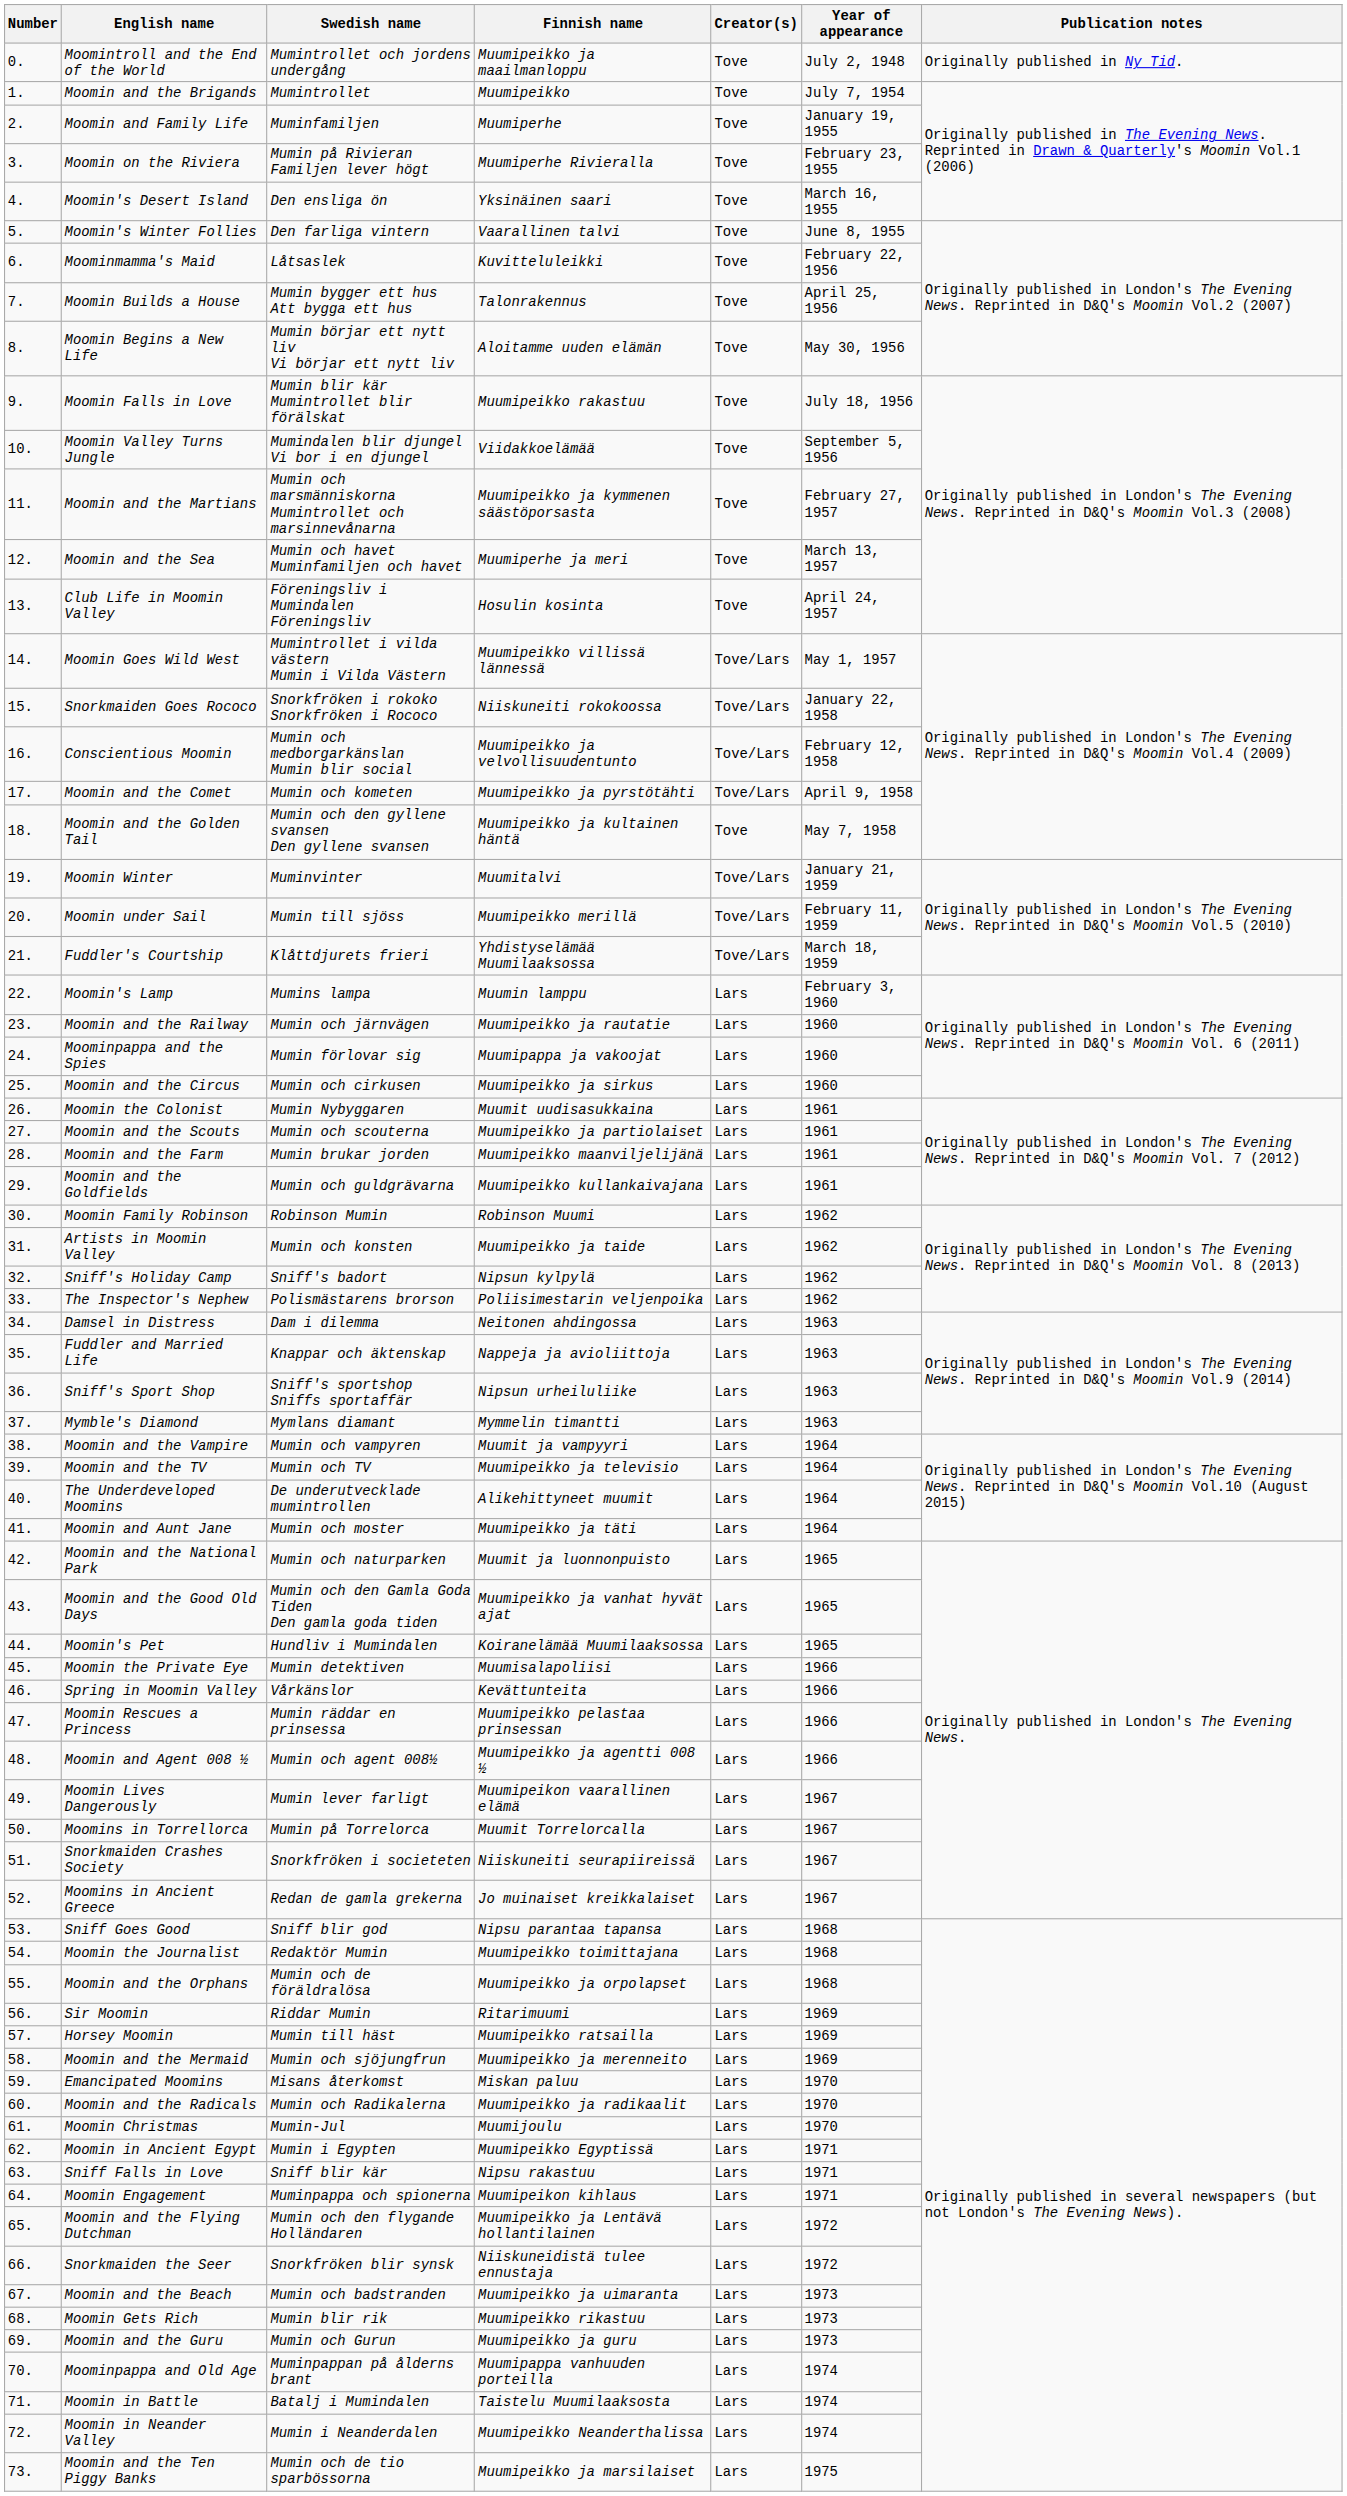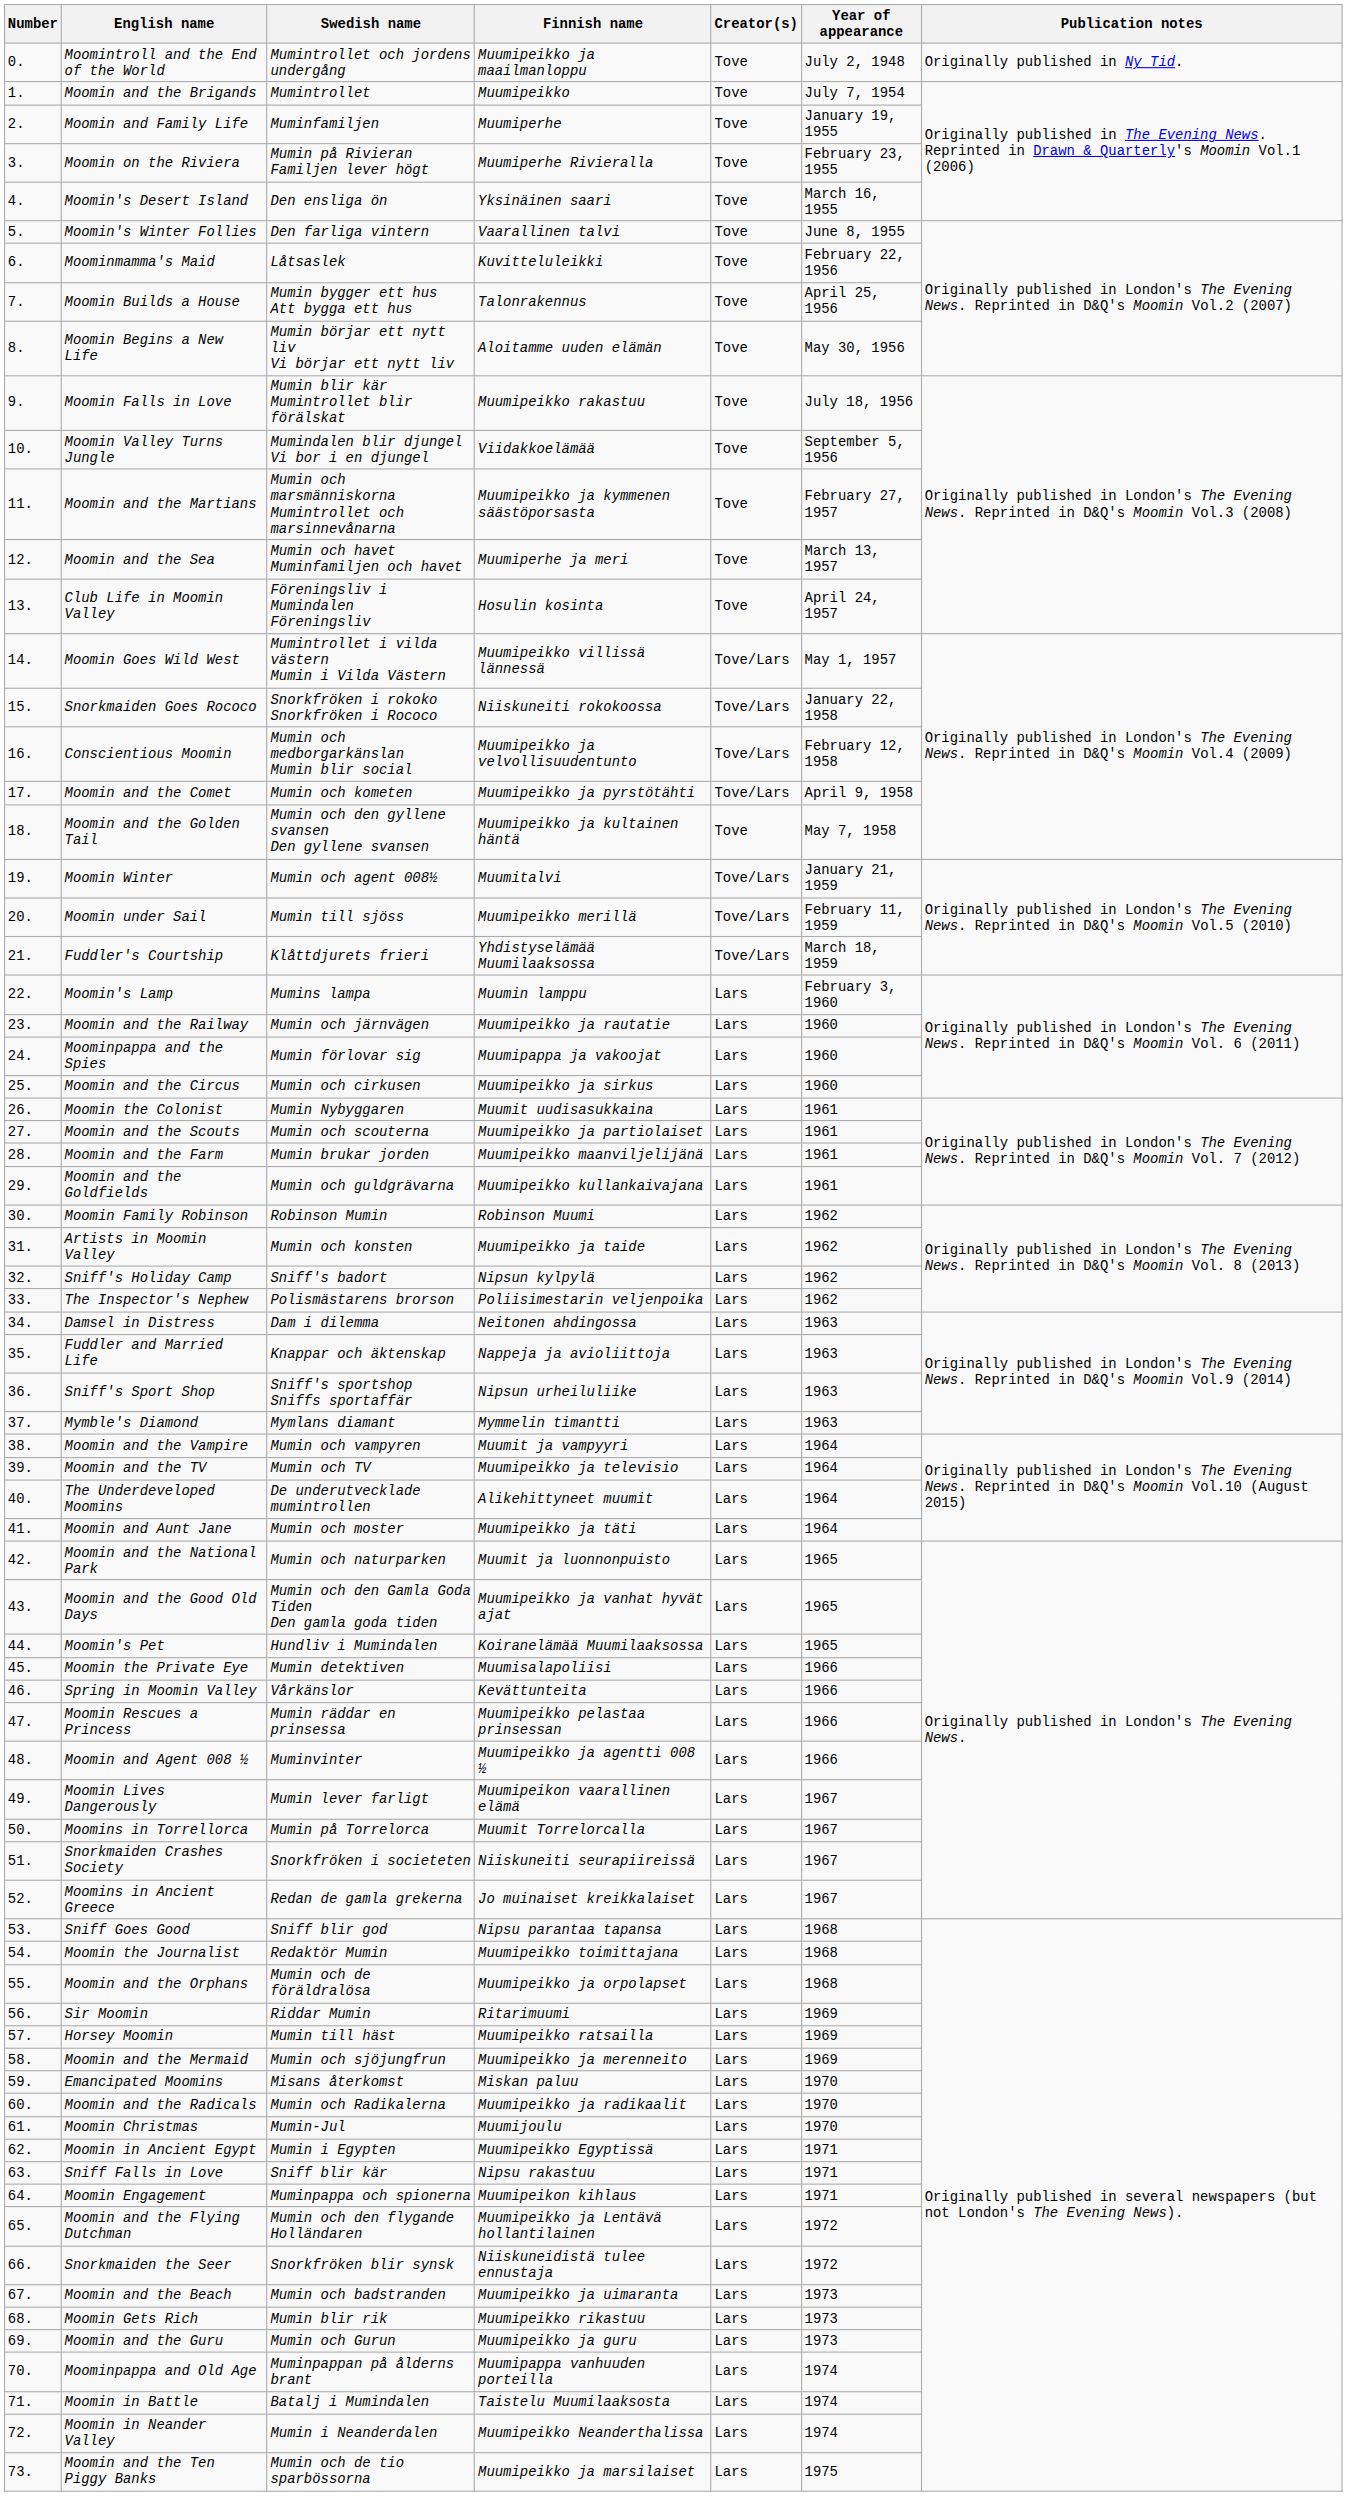(316, 879) Muminvinter -> (354, 879) Mumin och agent 008½
(354, 1761) Mumin och agent 008½ -> (316, 1761) Muminvinter
